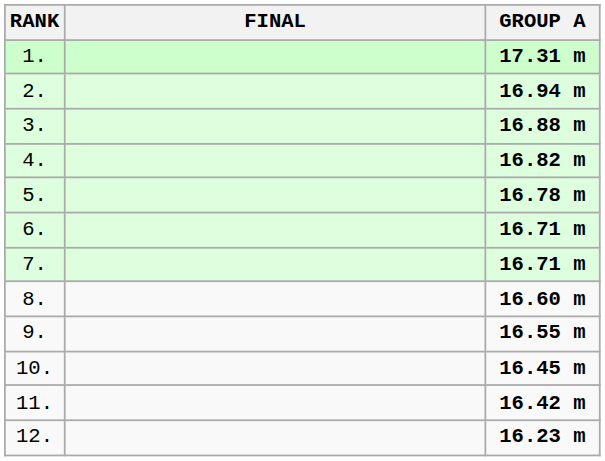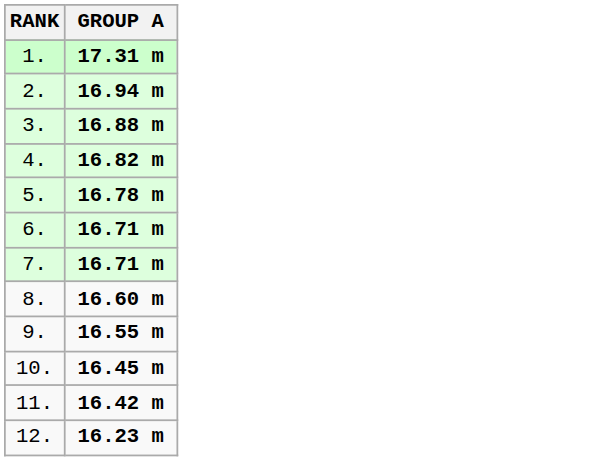- column: (275, 22)
